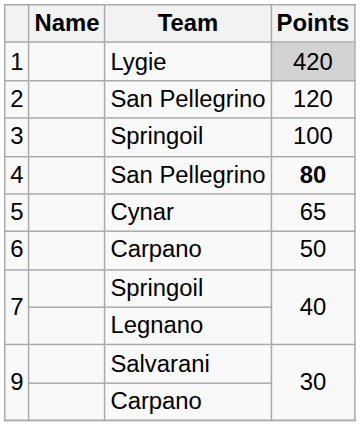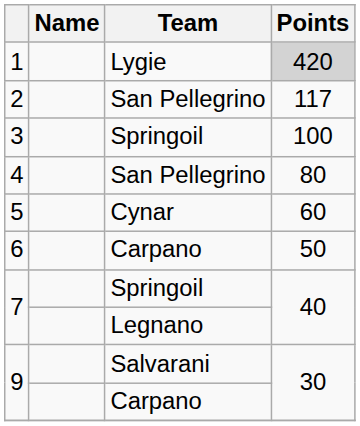(313, 99) 120 -> (313, 99) 117
(313, 174) bold -> (313, 174) normal
(313, 212) 65 -> (313, 212) 60
